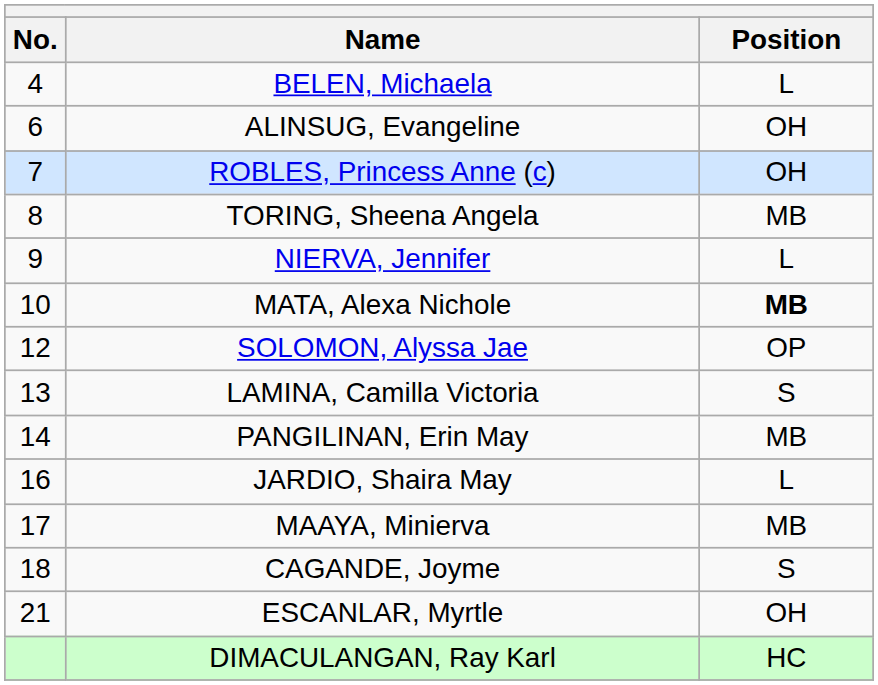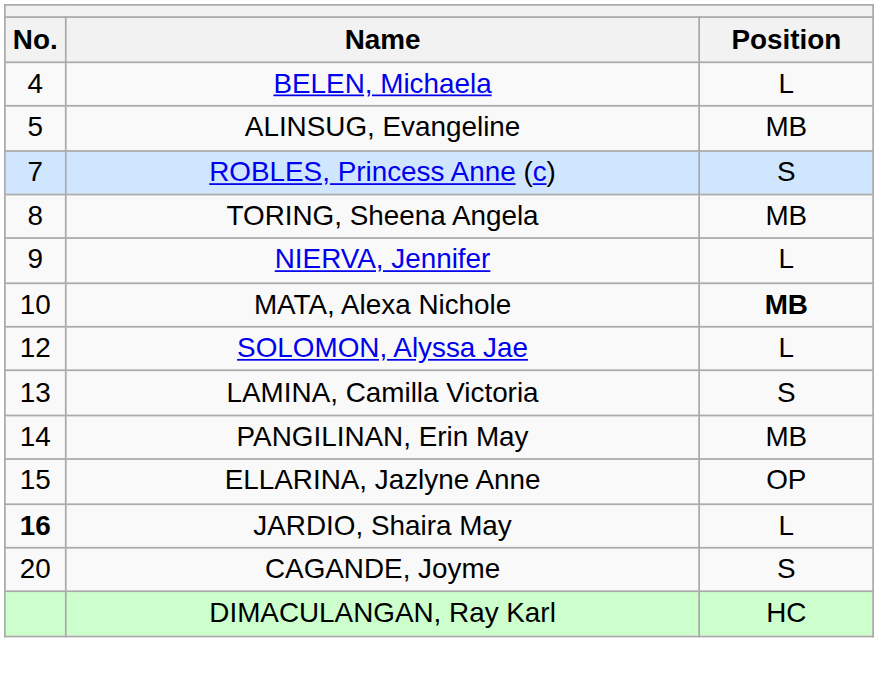(35, 127) 6 -> (35, 127) 5
(786, 127) OH -> (786, 127) MB
(786, 171) OH -> (786, 171) S
(786, 348) OP -> (786, 348) L
+ row: (383, 480)
(35, 480) normal -> (35, 525) bold
- row: (383, 525)
(35, 569) 18 -> (35, 569) 20
- row: (383, 613)
